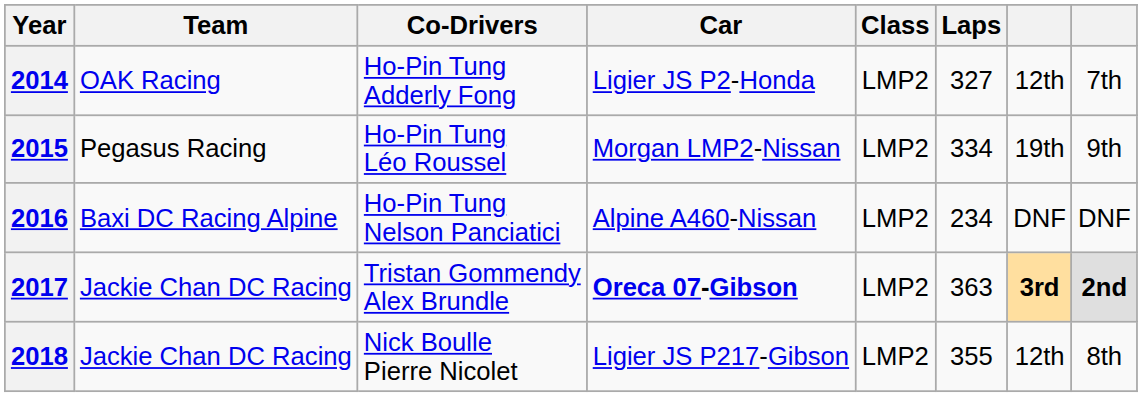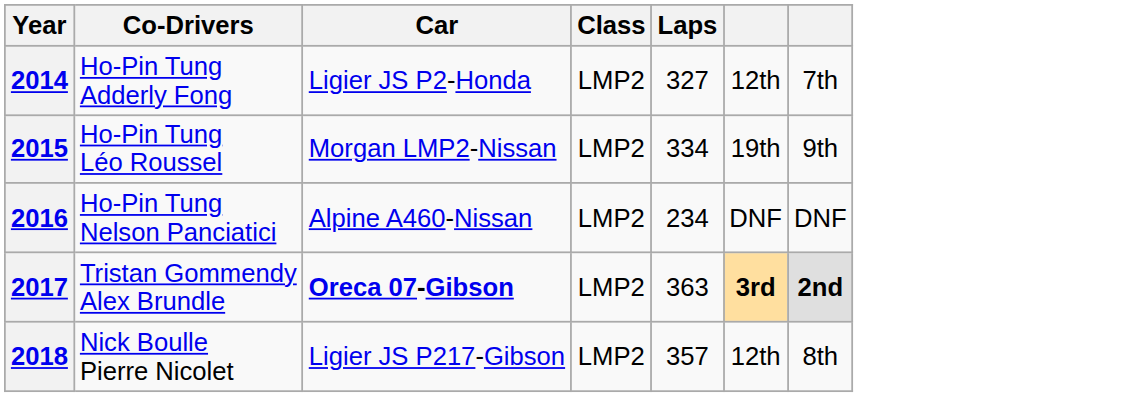- column: (216, 26)
(971, 356) 355 -> (687, 356) 357
